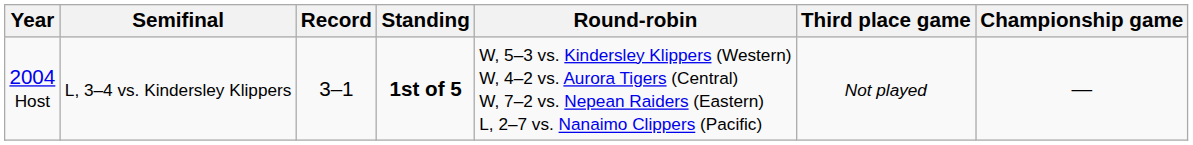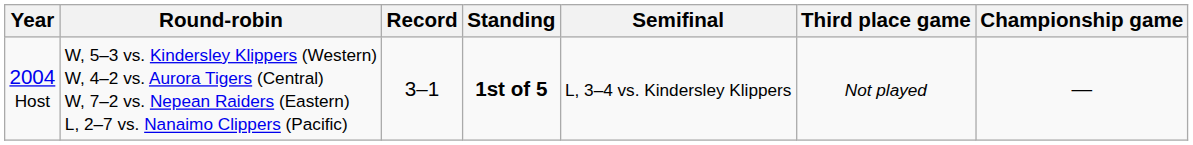columns swapped: (635, 20) <-> (178, 20)
